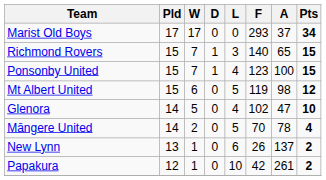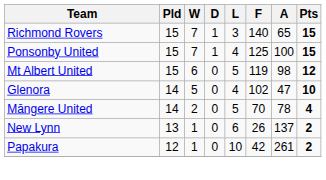- row: (49, 33)
(258, 71) 123 -> (258, 52) 125
